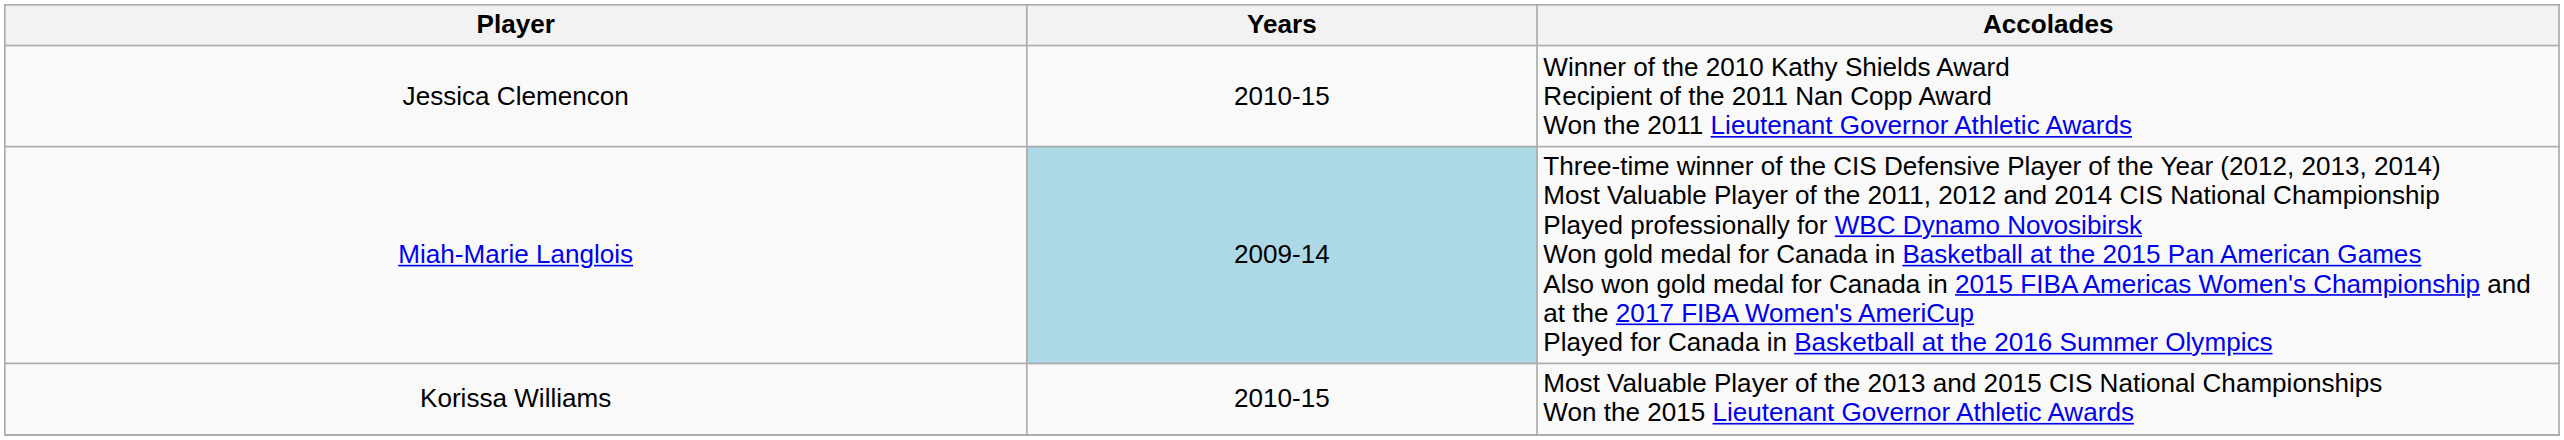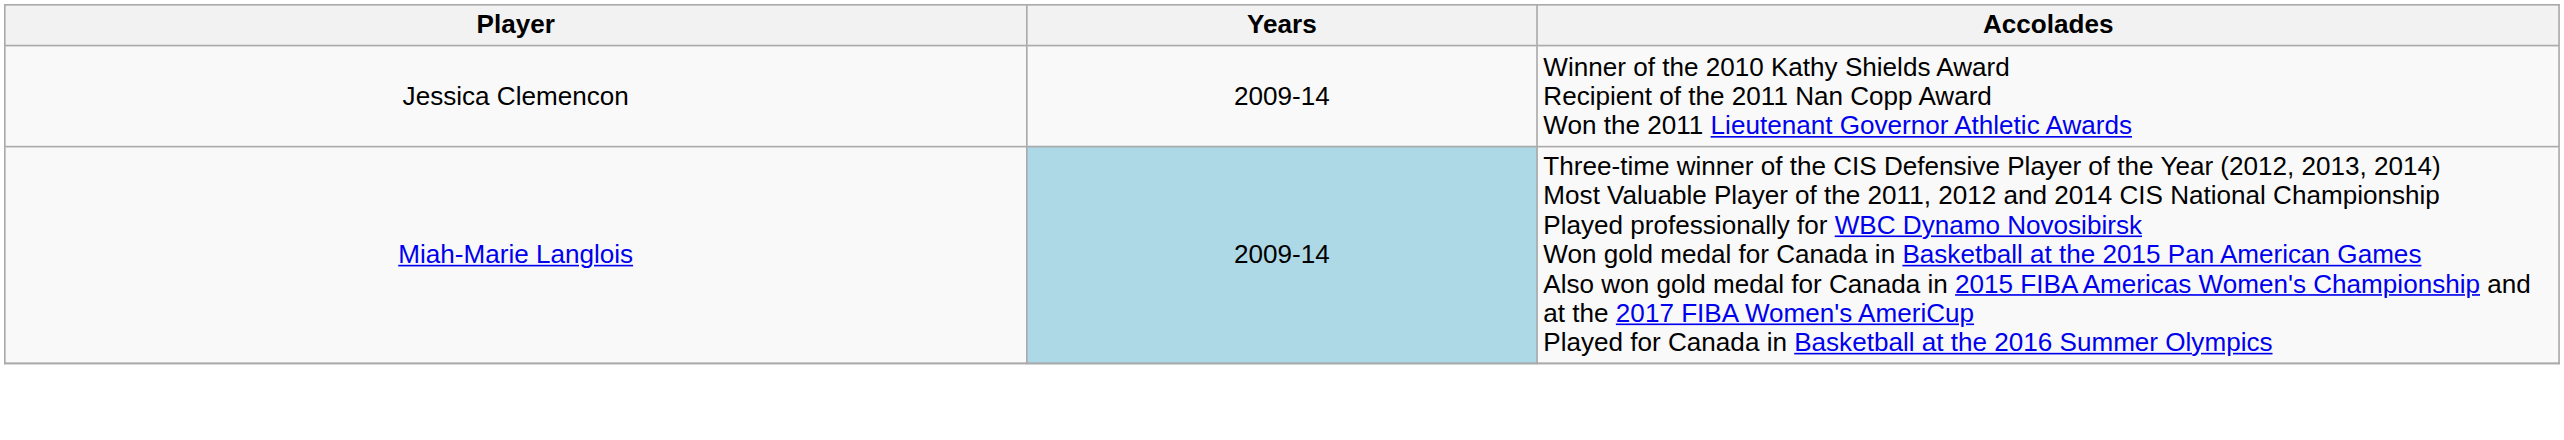(1282, 95) 2010-15 -> (1282, 95) 2009-14
- row: (516, 398)
